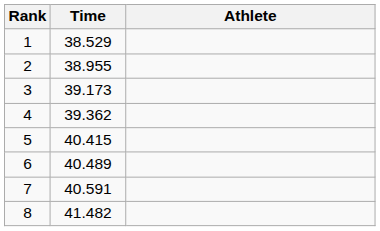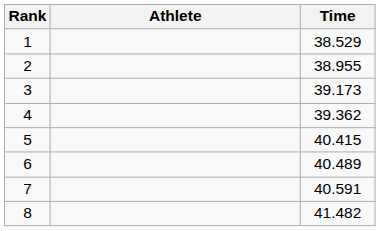columns swapped: (250, 16) <-> (88, 16)
